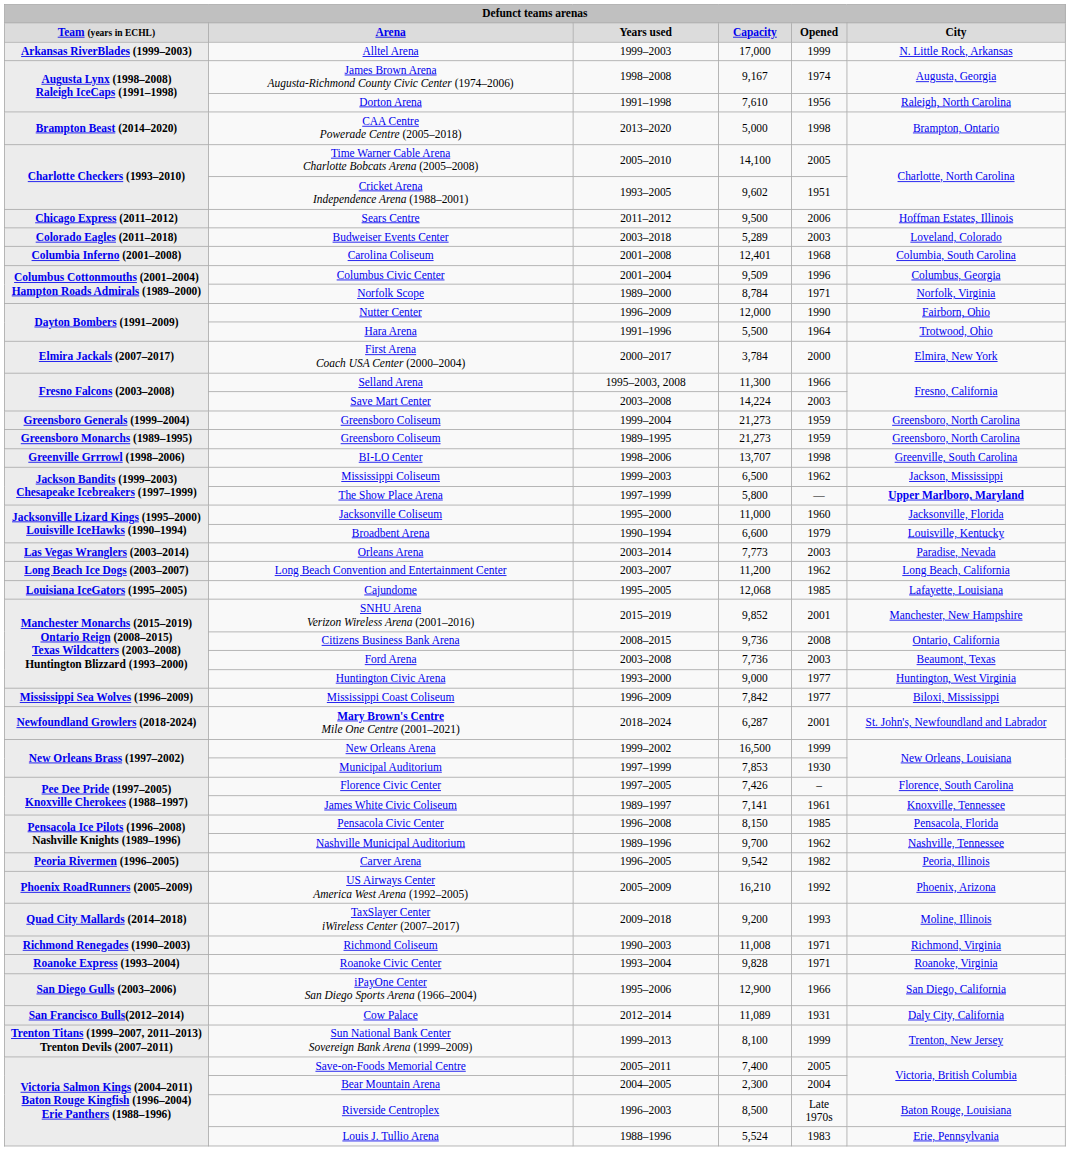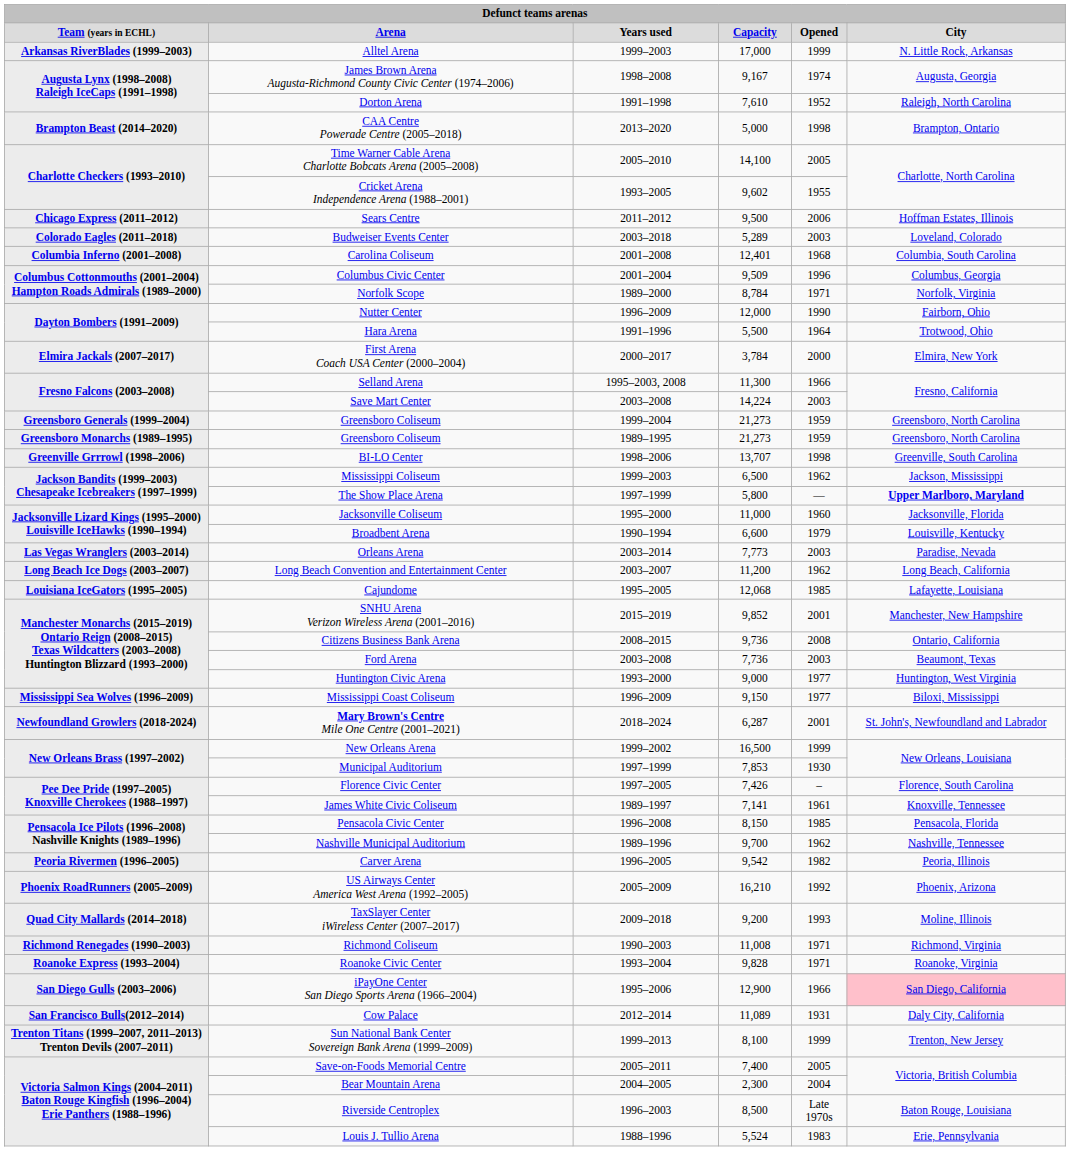(819, 102) 1956 -> (819, 102) 1952
(819, 192) 1951 -> (819, 192) 1955
(755, 697) 7,842 -> (755, 697) 9,150
(956, 989) no background -> (956, 989) pink background
